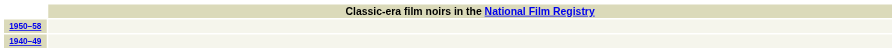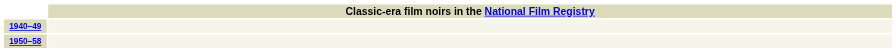rows swapped: (25, 41) <-> (25, 26)
